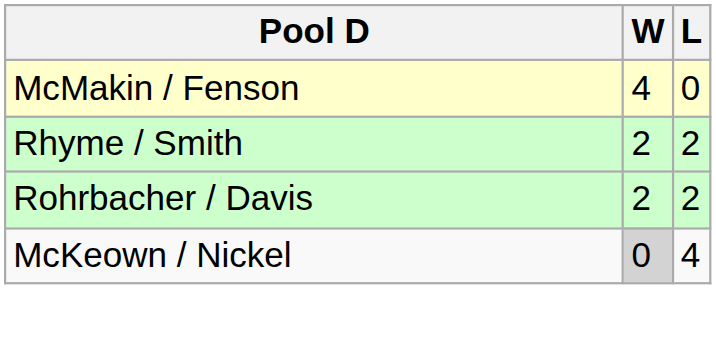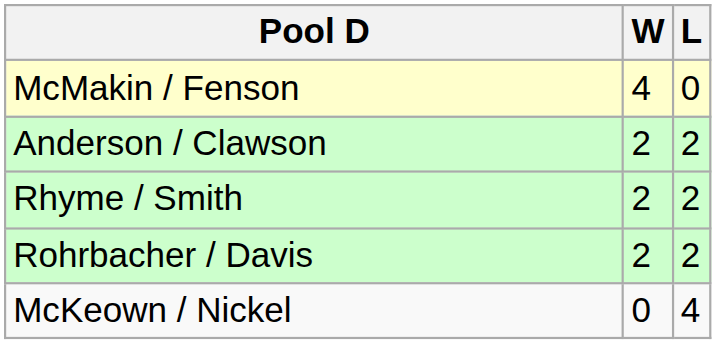+ row: (170, 143)
(641, 254) lightgrey background -> (641, 310) no background
